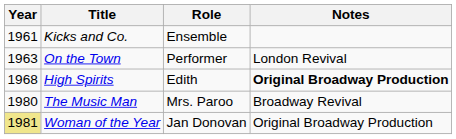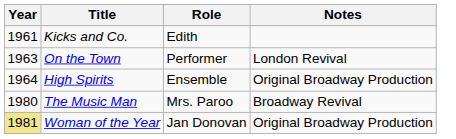(197, 36) Ensemble -> (182, 36) Edith
(23, 79) 1968 -> (23, 79) 1964
(182, 79) Edith -> (197, 79) Ensemble
(351, 79) bold -> (343, 79) normal
